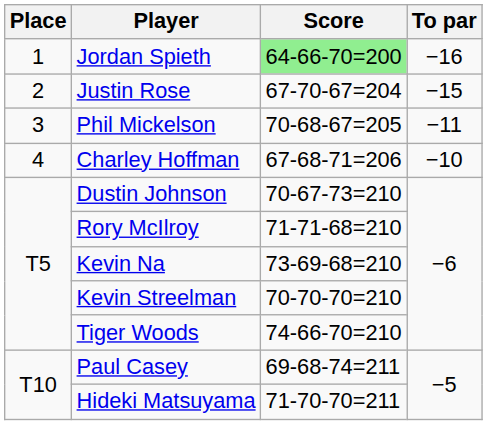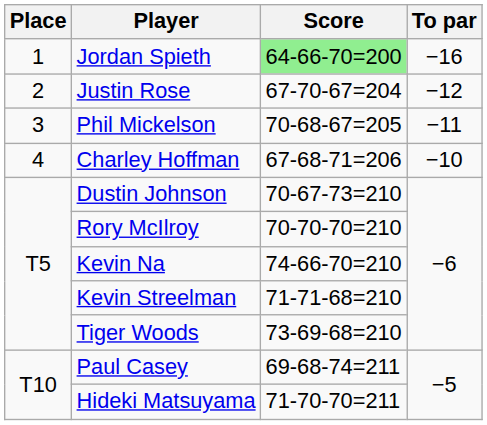(444, 90) −15 -> (444, 90) −12
(334, 228) 71-71-68=210 -> (334, 228) 70-70-70=210
(334, 263) 73-69-68=210 -> (334, 263) 74-66-70=210
(334, 297) 70-70-70=210 -> (334, 297) 71-71-68=210
(334, 332) 74-66-70=210 -> (334, 332) 73-69-68=210
